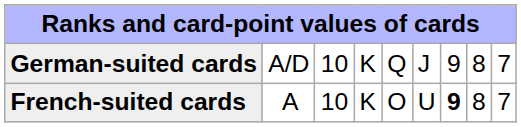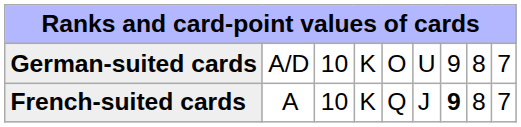(397, 63) Q -> (397, 63) O
(424, 63) J -> (427, 63) U
(397, 102) O -> (397, 102) Q
(427, 102) U -> (424, 102) J
